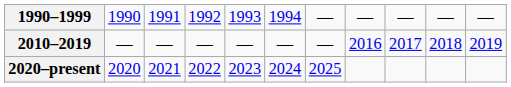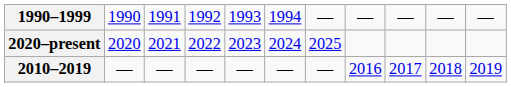rows swapped: (54, 43) <-> (54, 69)
